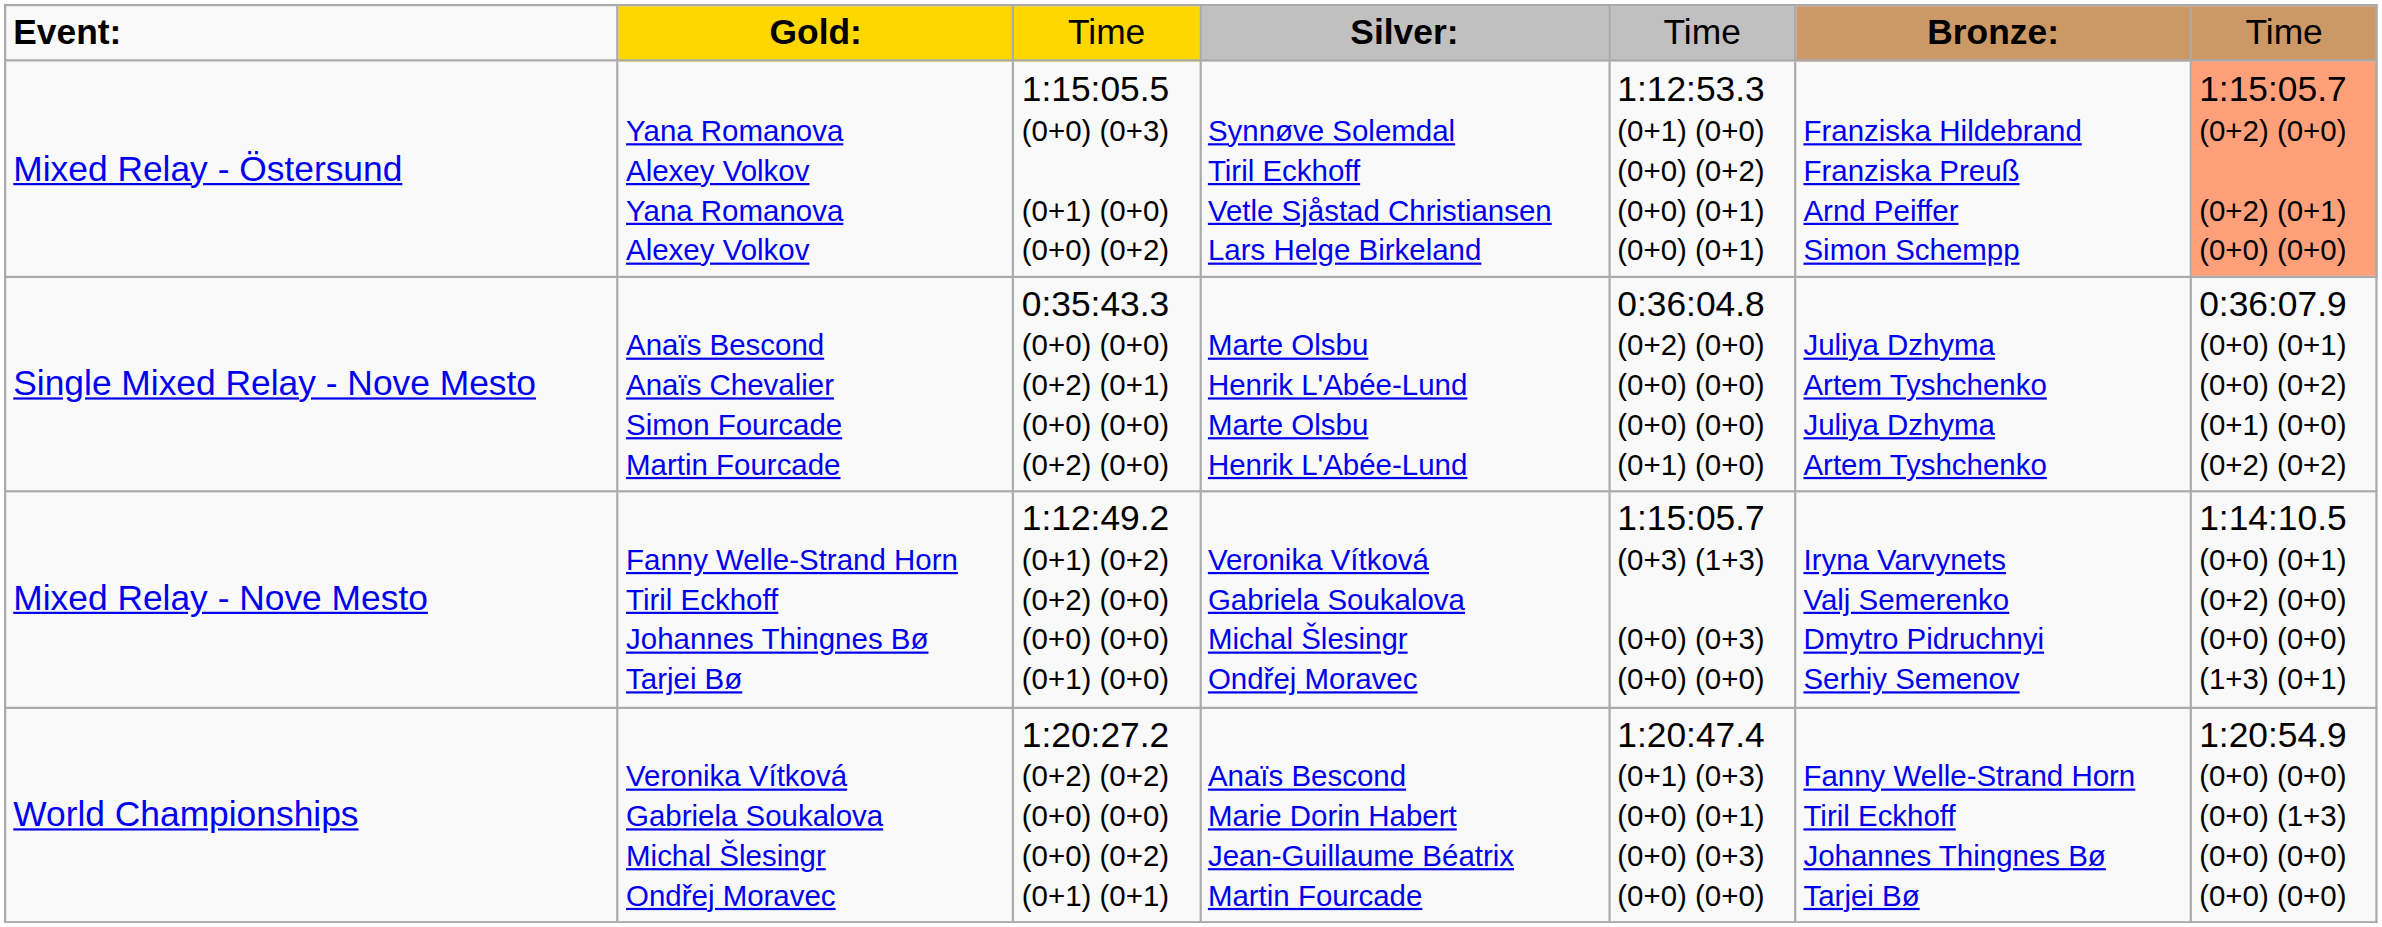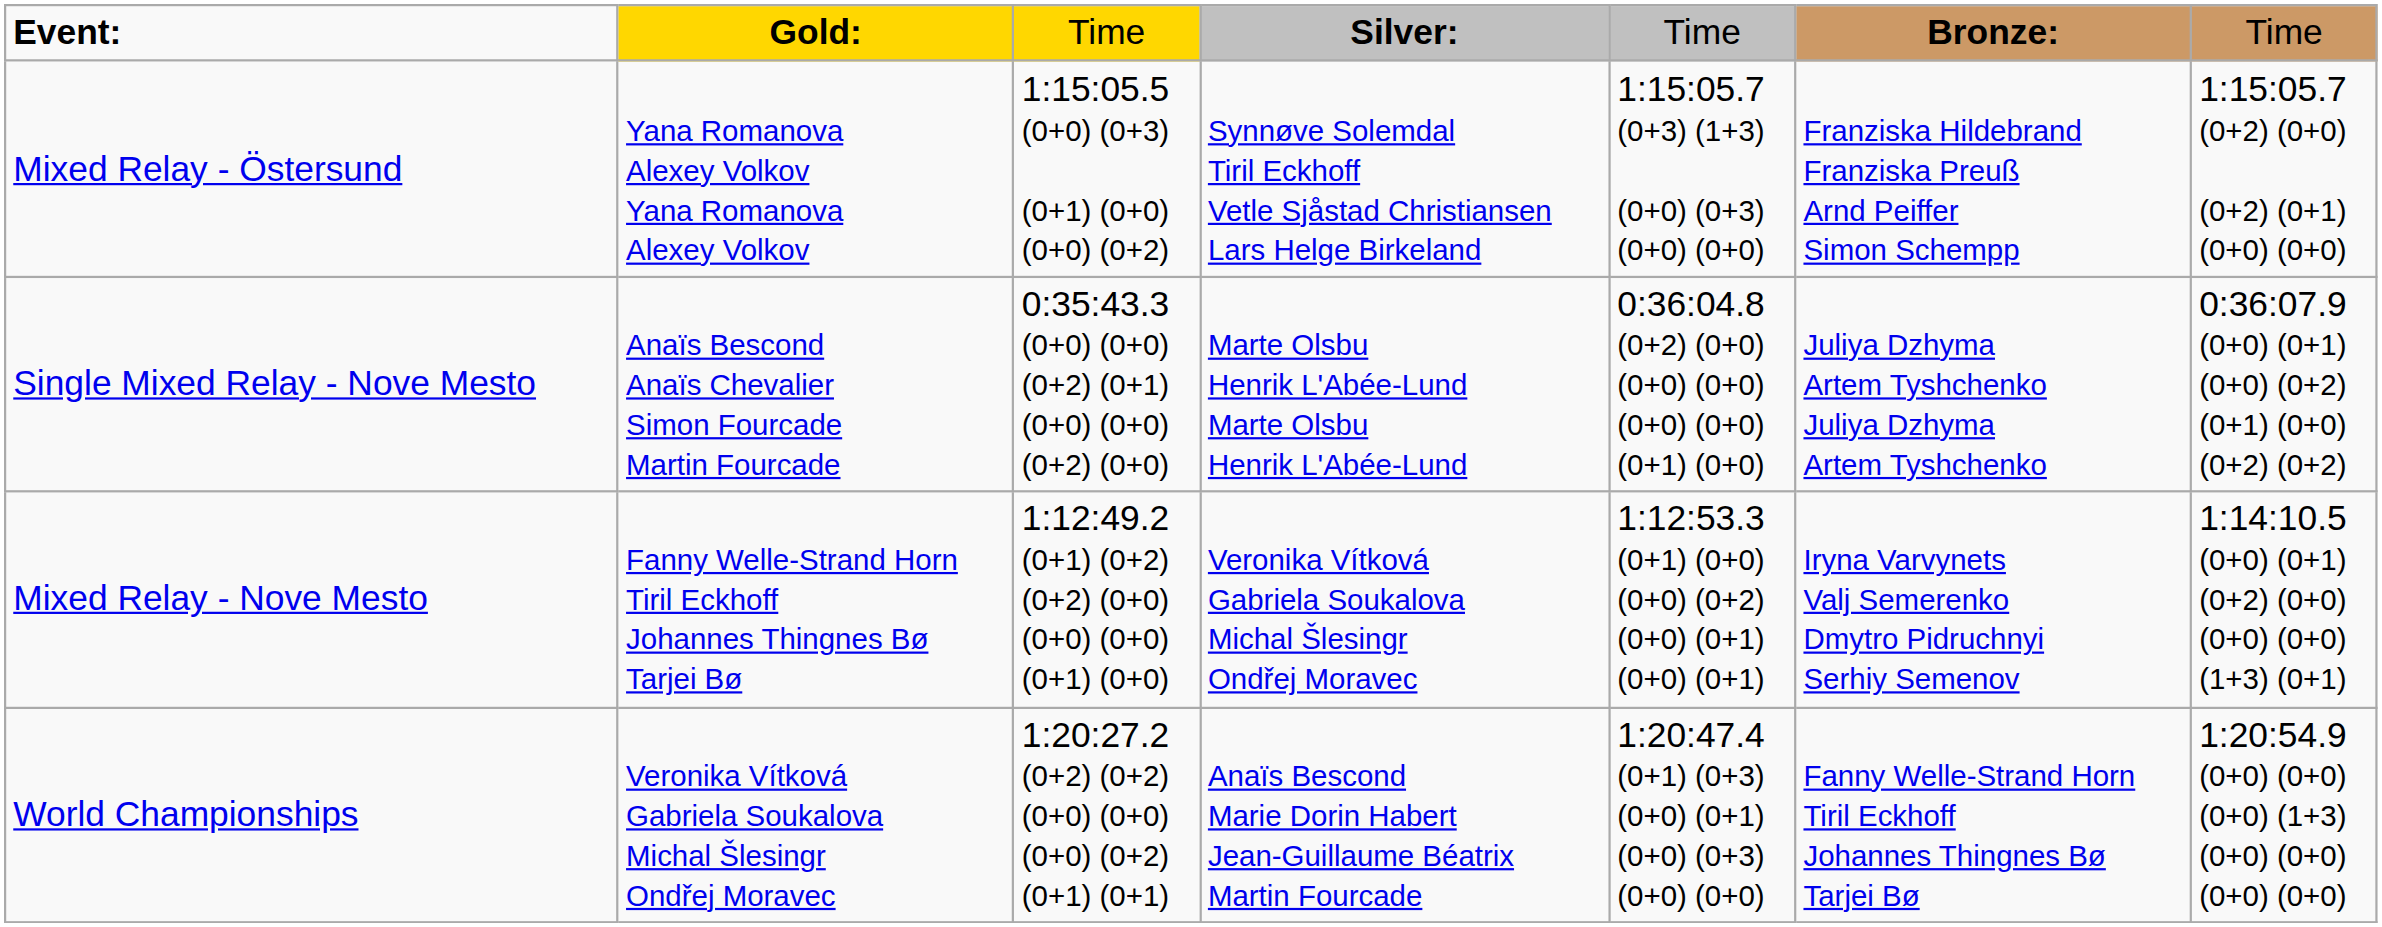(1691, 168) 1:12:53.3 (0+1) (0+0) (0+0) (0+2) (0+0) (0+1) (0+0) (0+1) -> (1691, 168) 1:15:05.7 (0+3) (1+3) (0+0) (0+3) (0+0) (0+0)
(2273, 168) lightsalmon background -> (2273, 168) no background
(1691, 598) 1:15:05.7 (0+3) (1+3) (0+0) (0+3) (0+0) (0+0) -> (1691, 598) 1:12:53.3 (0+1) (0+0) (0+0) (0+2) (0+0) (0+1) (0+0) (0+1)
